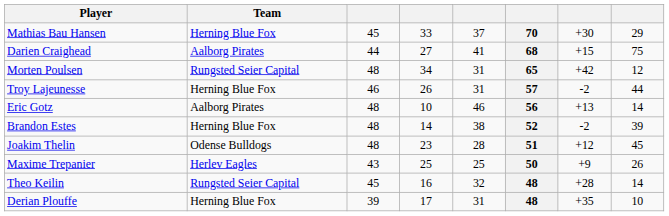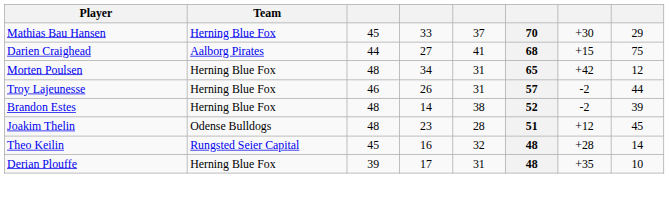(245, 70) Rungsted Seier Capital -> (233, 70) Herning Blue Fox
- row: (30, 107)
- row: (51, 164)
